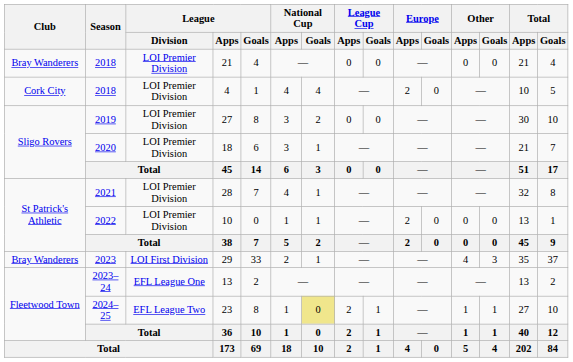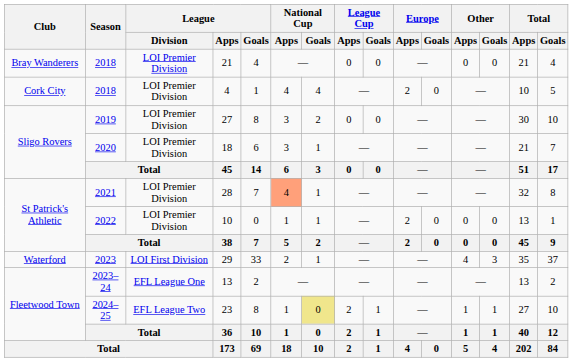(286, 192) no background -> (286, 192) lightsalmon background
(45, 259) Bray Wanderers -> (45, 259) Waterford
